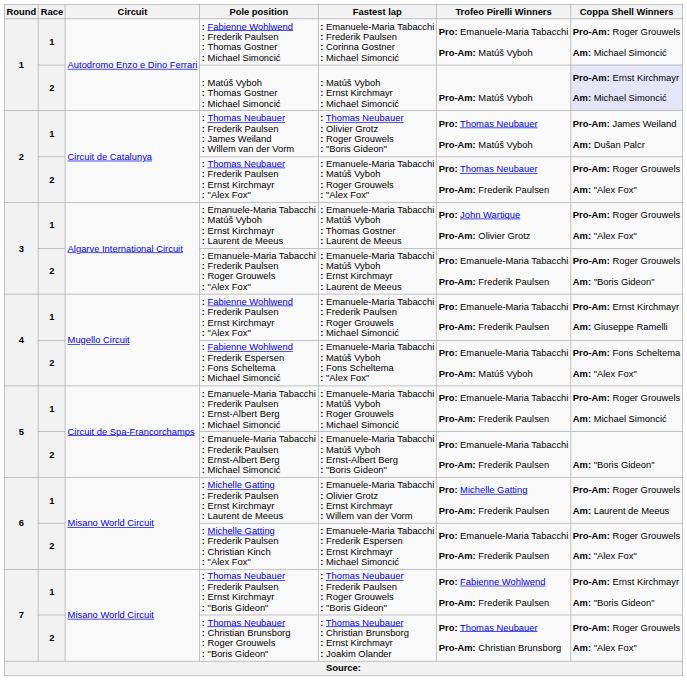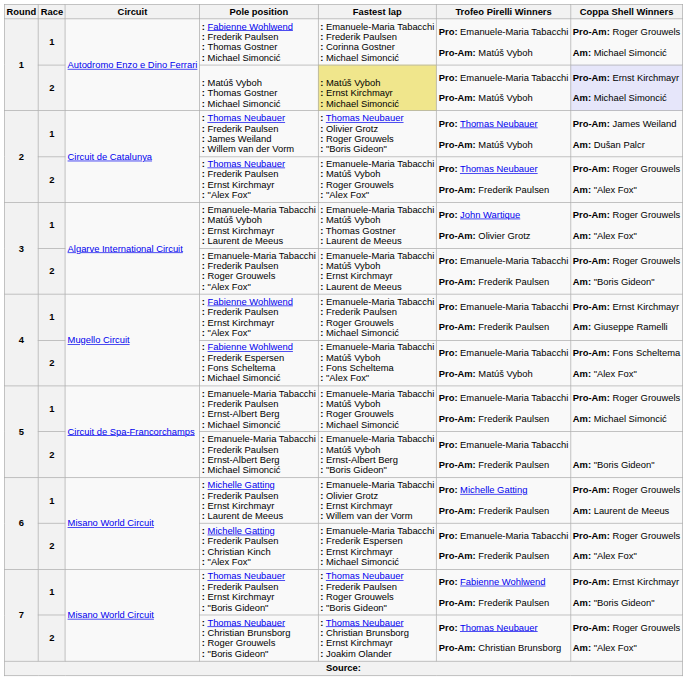(360, 93) no background -> (360, 93) khaki background
(486, 98) Pro-Am: Matúš Vyboh -> (504, 87) Pro: Emanuele-Maria Tabacchi Pro-Am: Matúš Vyboh
